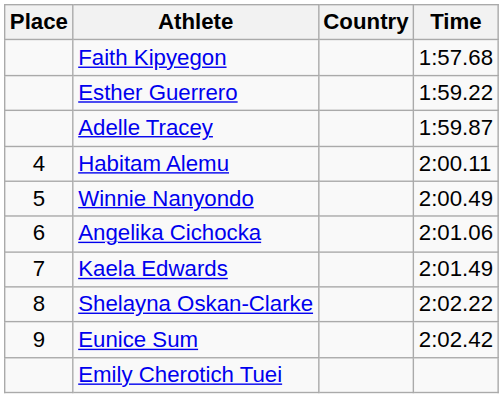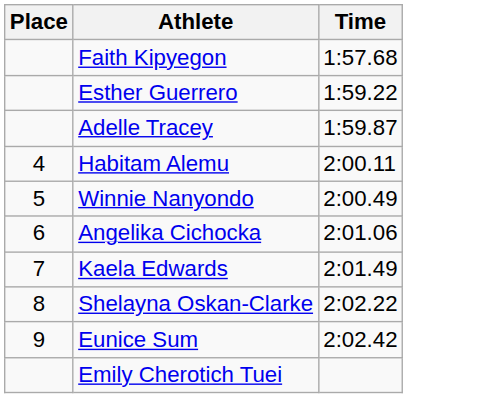- column: (366, 22)
